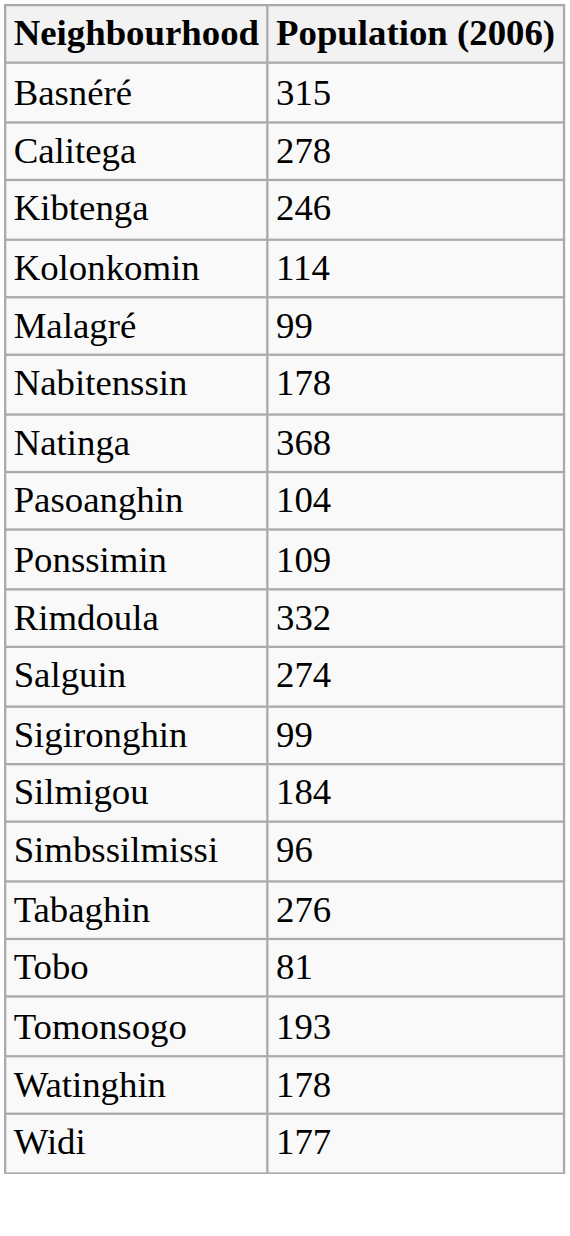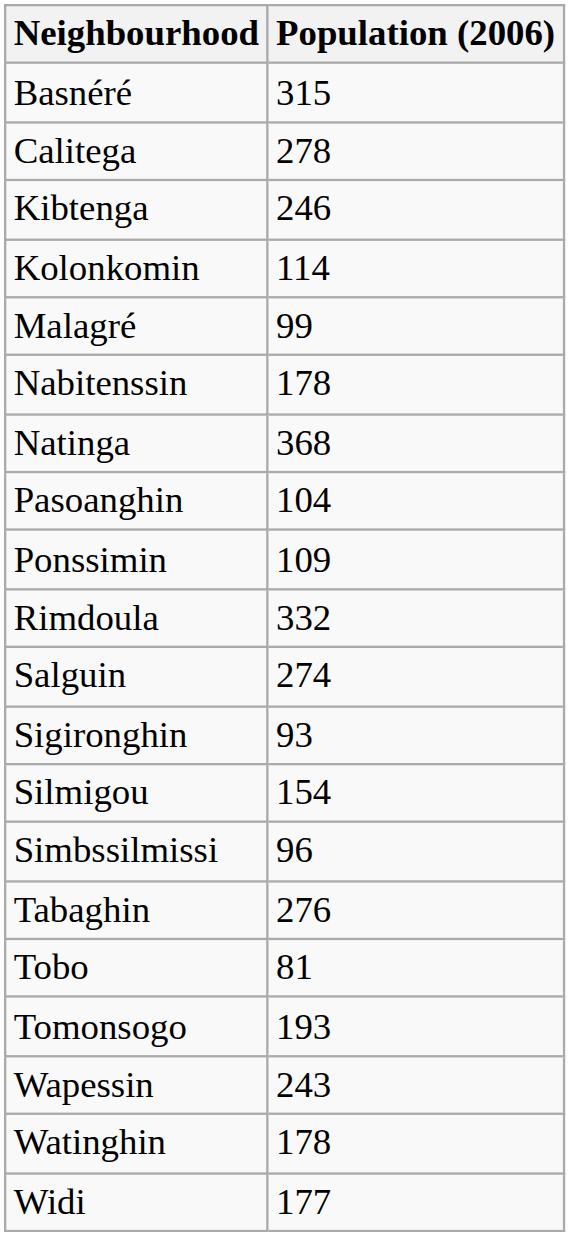(294, 734) 99 -> (294, 734) 93
(304, 792) 184 -> (304, 792) 154
+ row: (84, 1084)
